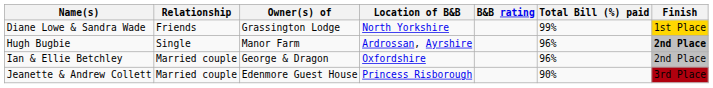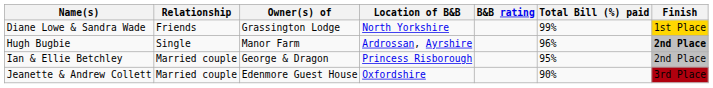(394, 59) Oxfordshire -> (417, 59) Princess Risborough
(548, 59) 96% -> (548, 59) 95%
(417, 75) Princess Risborough -> (394, 75) Oxfordshire
